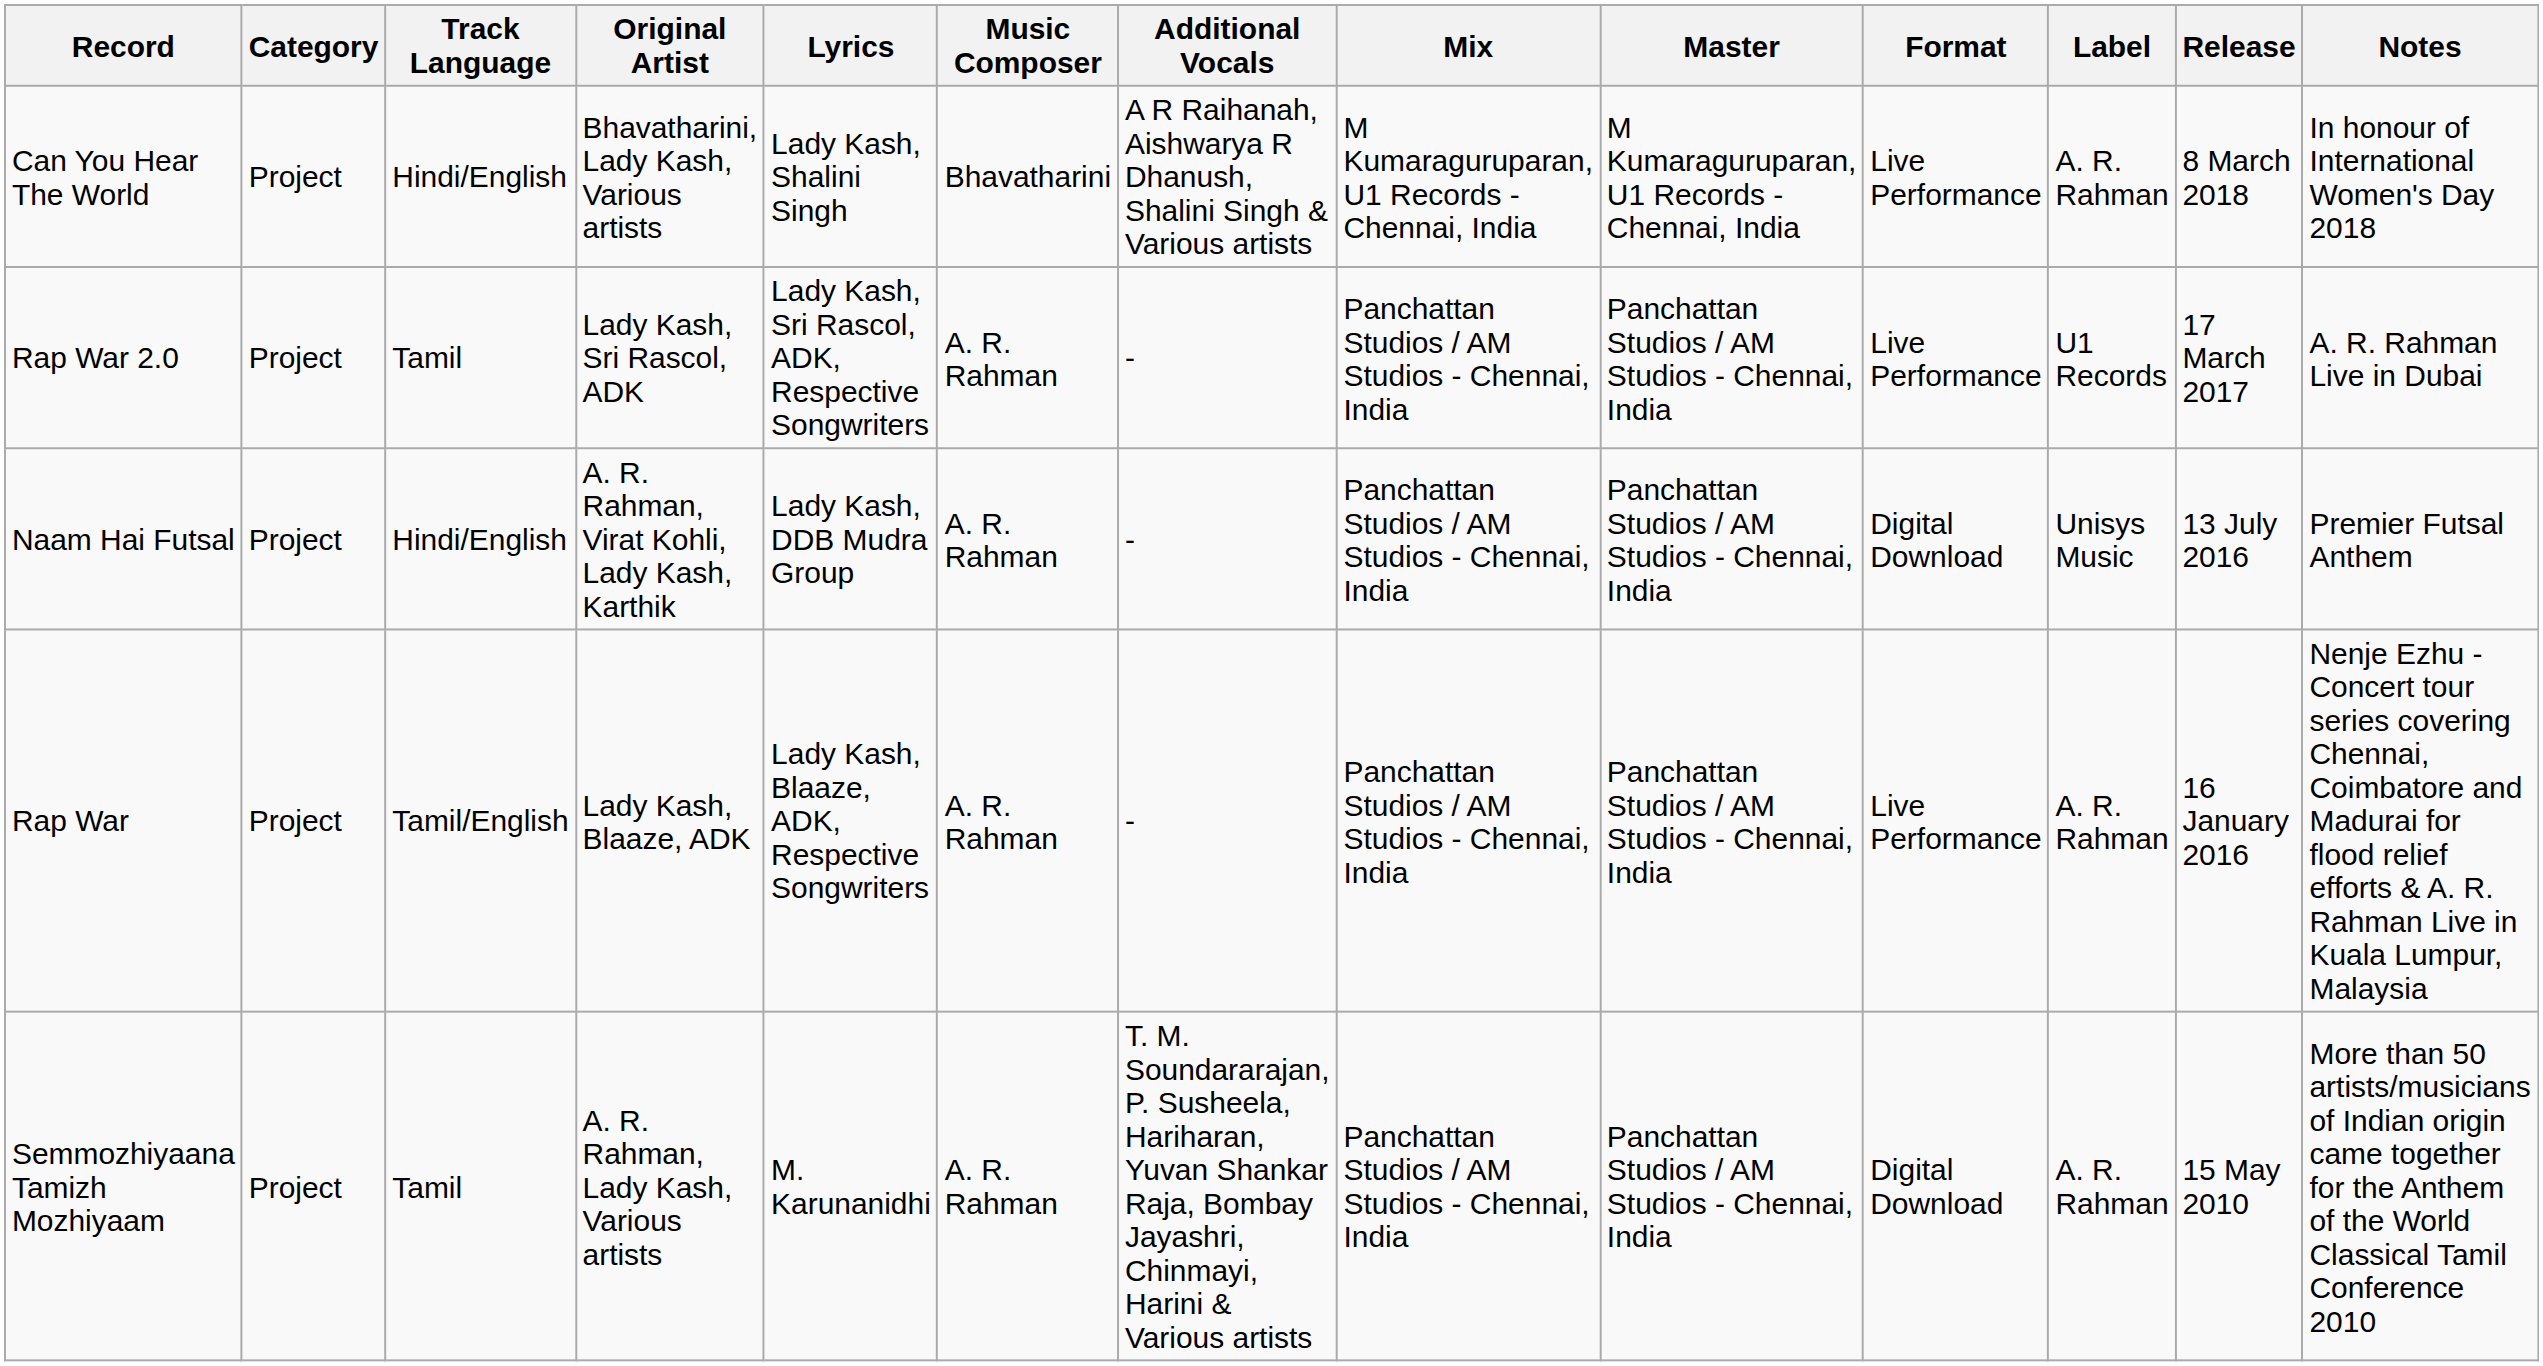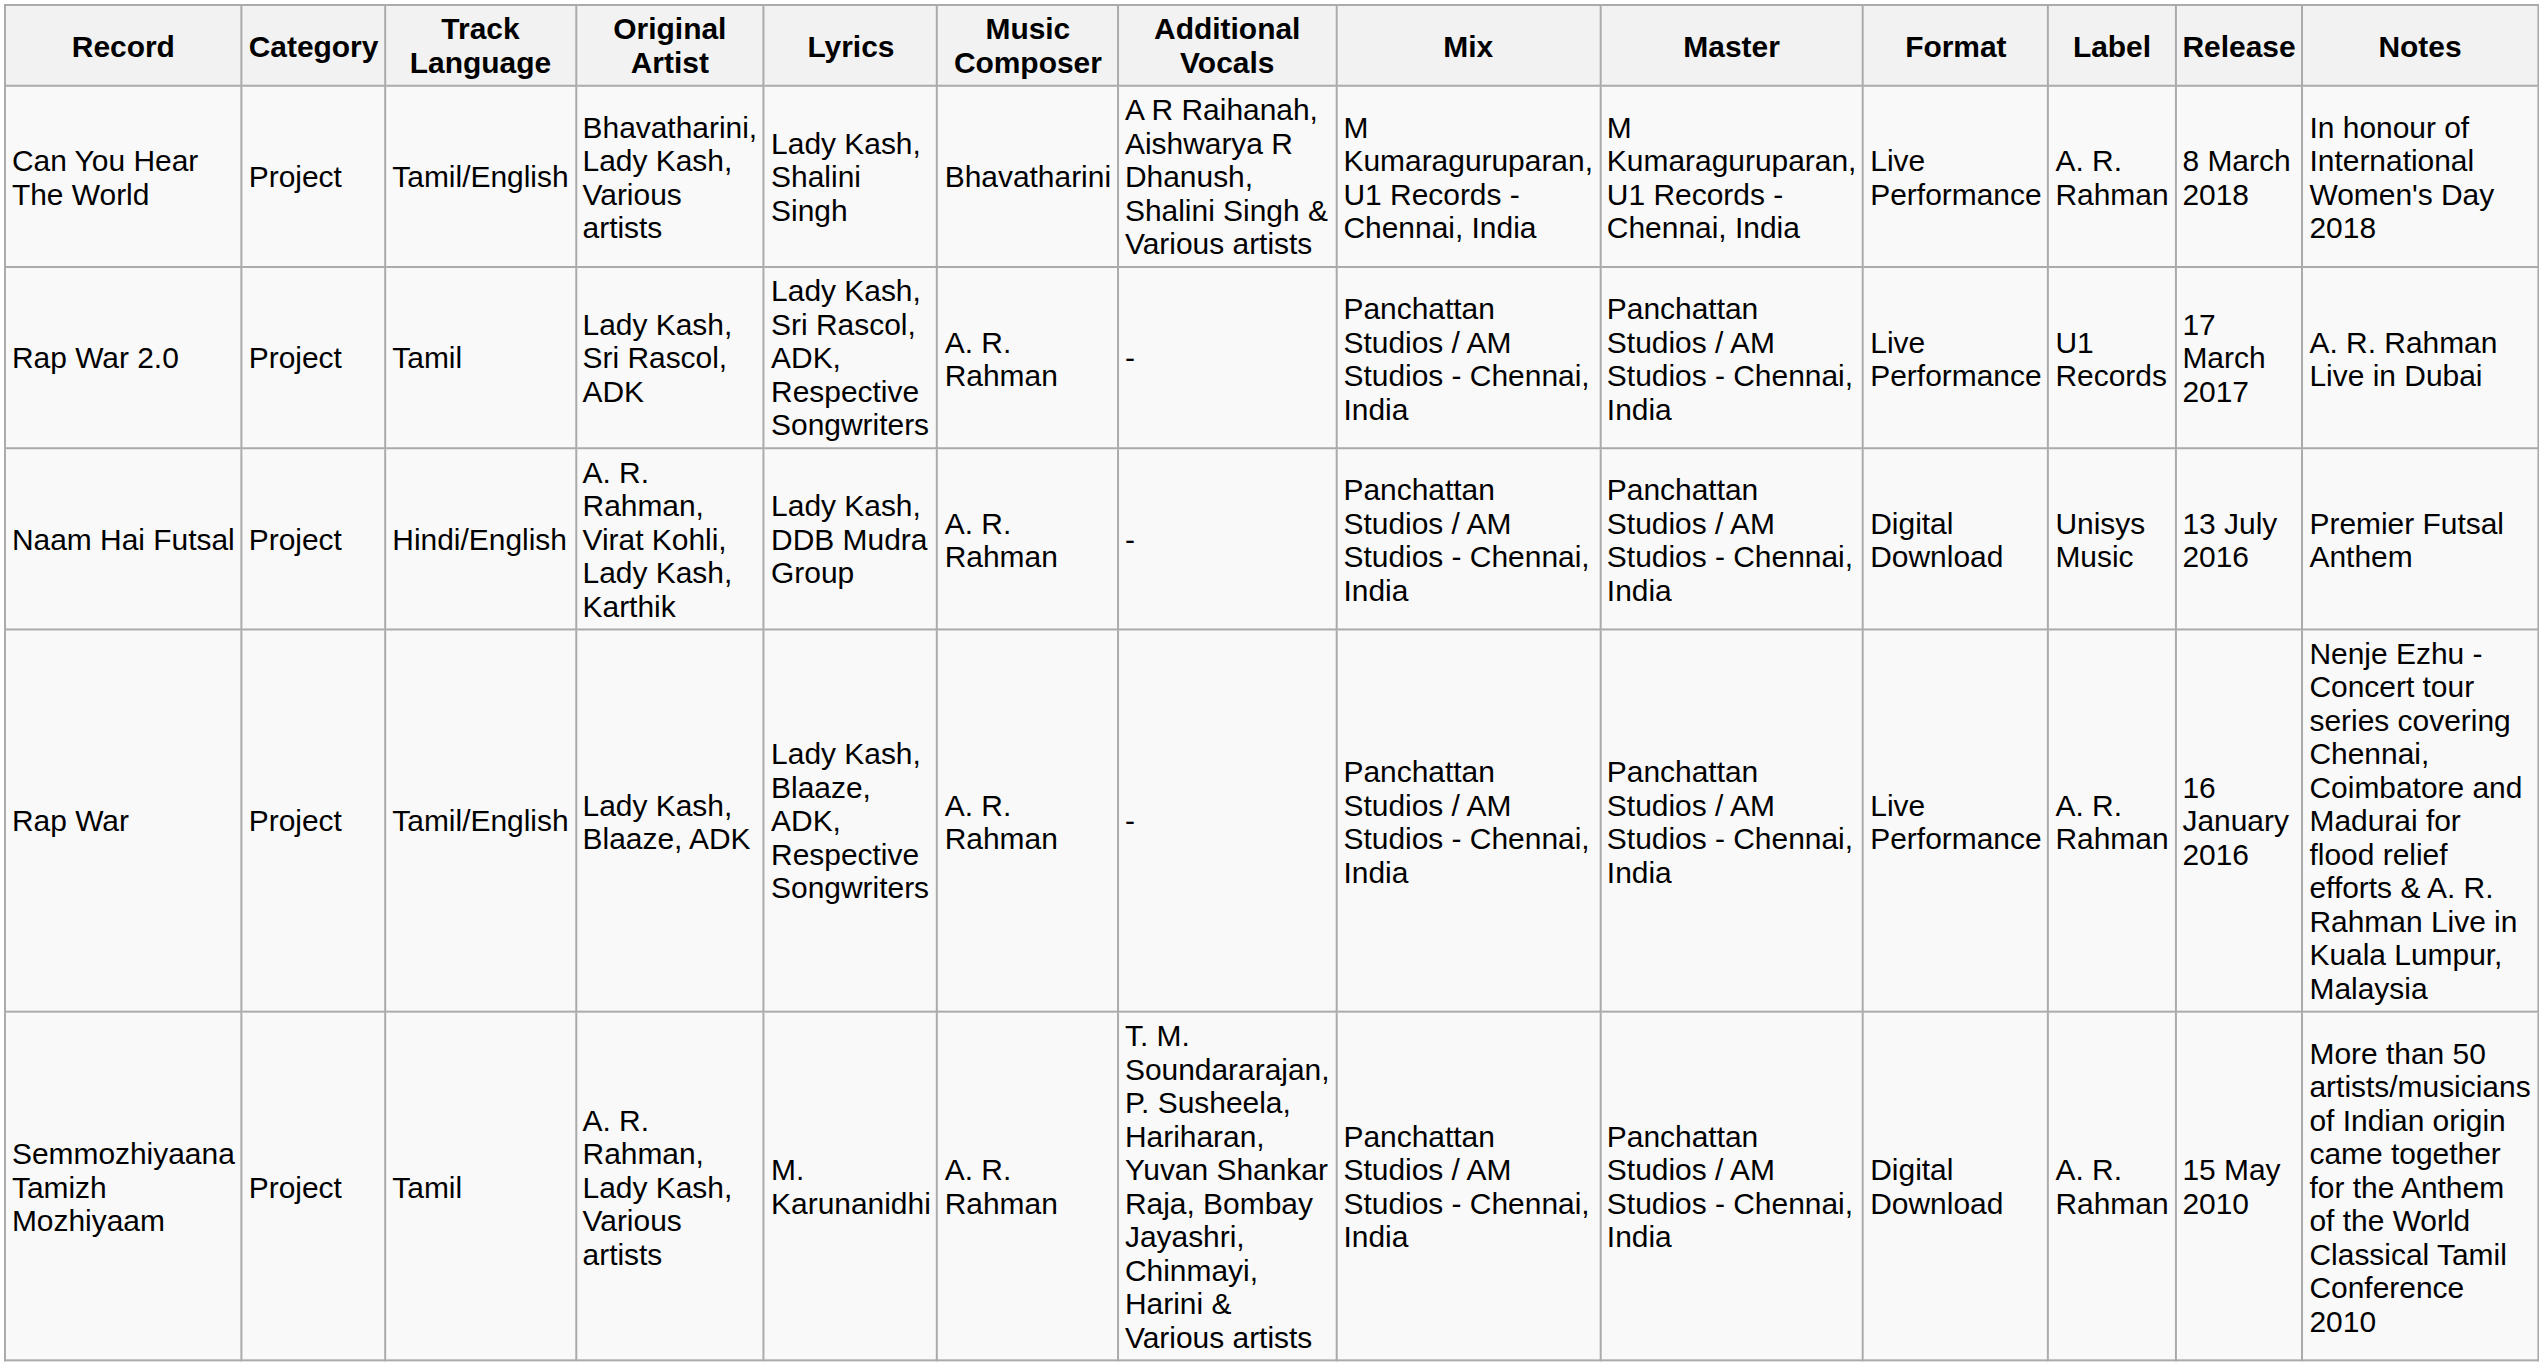(480, 177) Hindi/English -> (480, 177) Tamil/English
